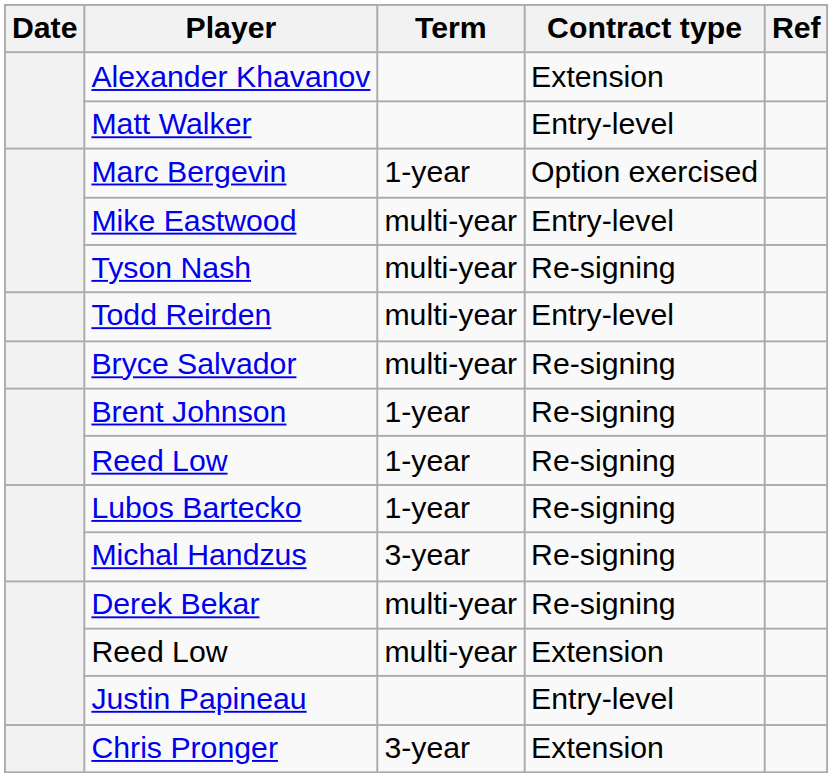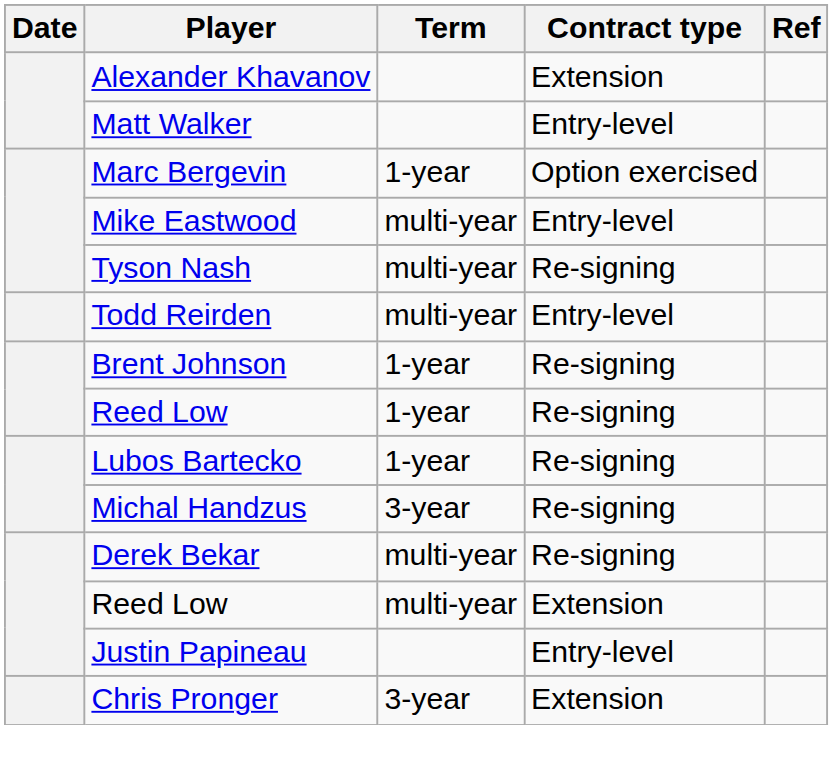- row: (194, 364)
